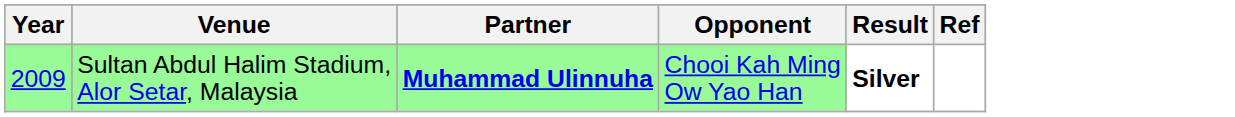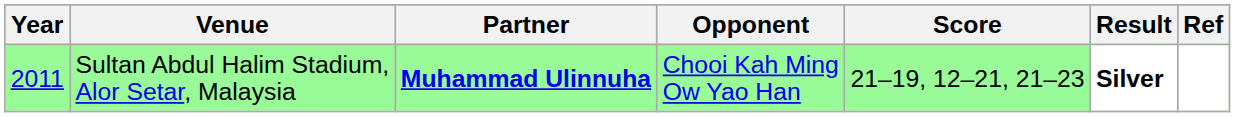+ column: (967, 25)
(38, 78) 2009 -> (37, 78) 2011
